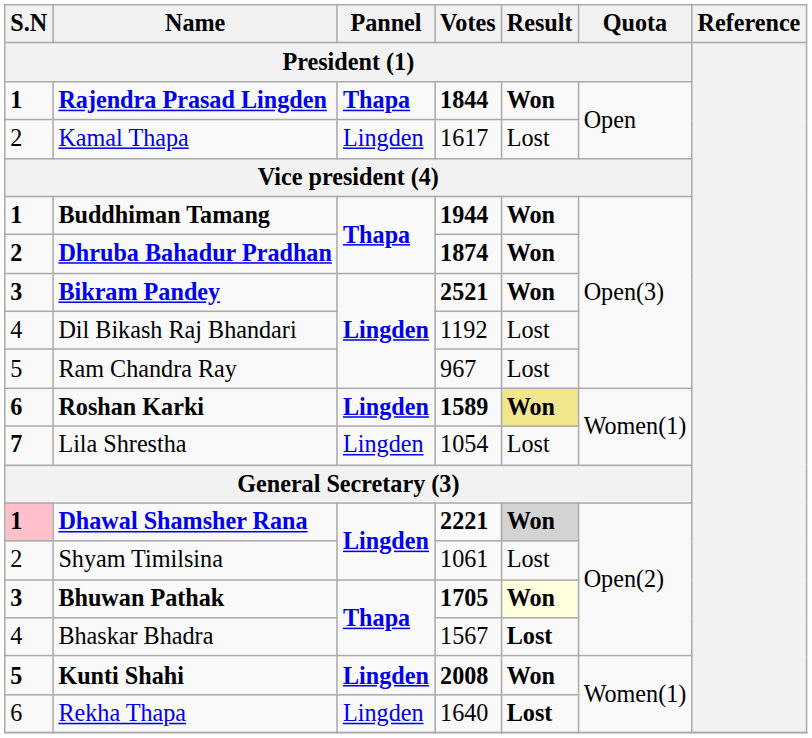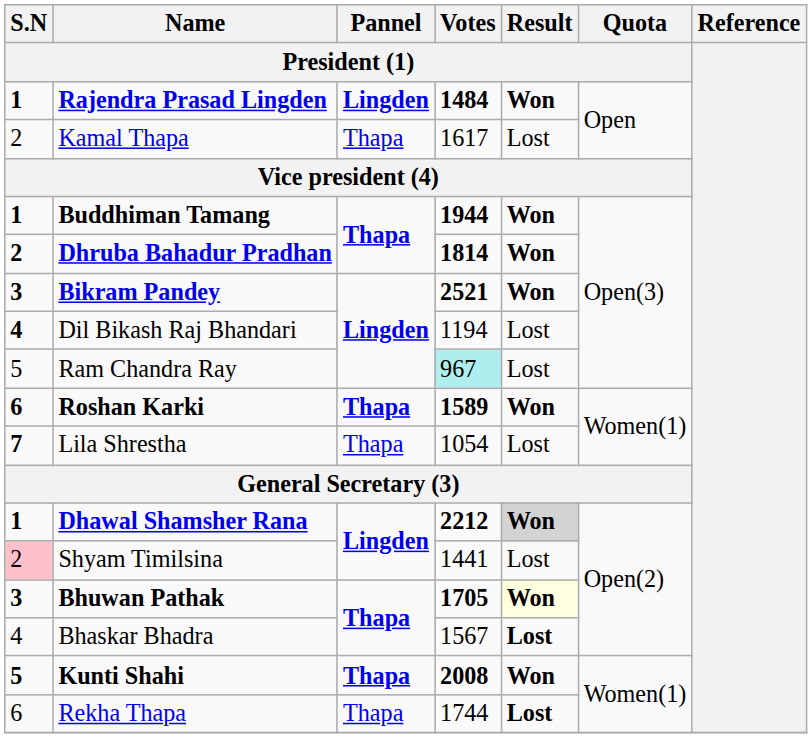(377, 100) Thapa -> (386, 100) Lingden
(464, 100) 1844 -> (464, 100) 1484
(383, 138) Lingden -> (373, 138) Thapa
(464, 253) 1874 -> (464, 253) 1814
(16, 330) normal -> (16, 330) bold
(464, 330) 1192 -> (464, 330) 1194
(458, 368) no background -> (458, 368) paleturquoise background
(386, 406) Lingden -> (377, 406) Thapa
(531, 406) khaki background -> (531, 406) no background
(383, 445) Lingden -> (373, 445) Thapa
(16, 521) pink background -> (16, 521) no background
(464, 521) 2221 -> (464, 521) 2212
(16, 560) no background -> (16, 560) pink background
(464, 560) 1061 -> (464, 560) 1441
(386, 675) Lingden -> (377, 675) Thapa
(383, 713) Lingden -> (373, 713) Thapa
(464, 713) 1640 -> (464, 713) 1744
